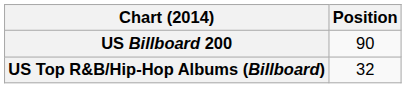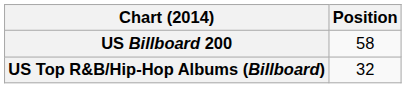(365, 43) 90 -> (365, 43) 58
